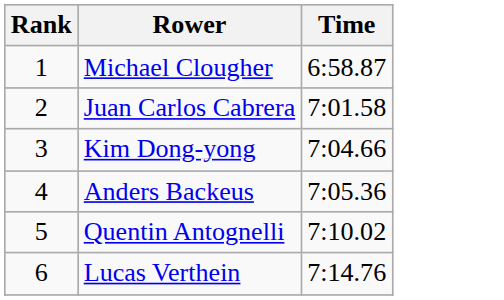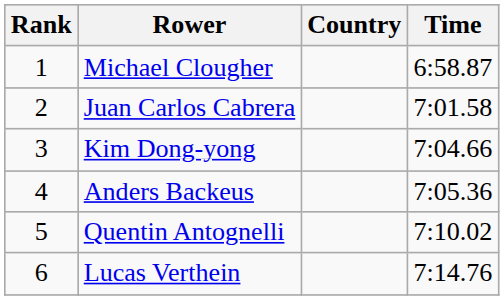+ column: (354, 25)
